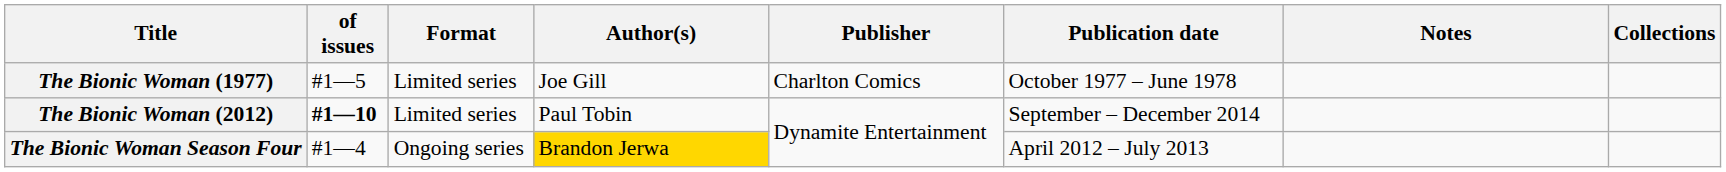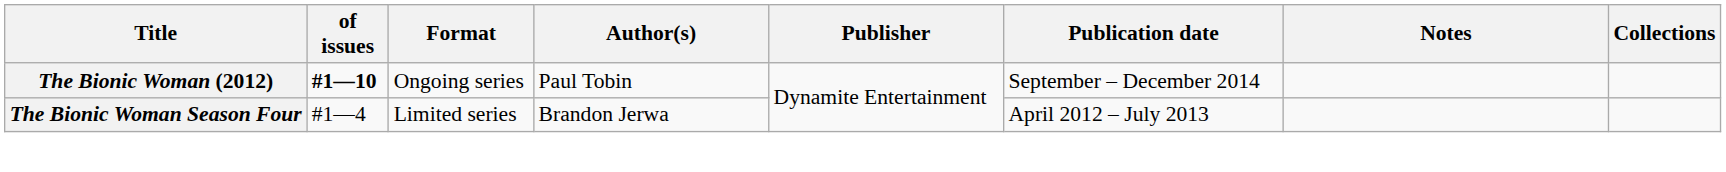- row: (156, 80)
(455, 114) Limited series -> (459, 80) Ongoing series
(459, 148) Ongoing series -> (455, 114) Limited series
(604, 148) gold background -> (604, 114) no background
